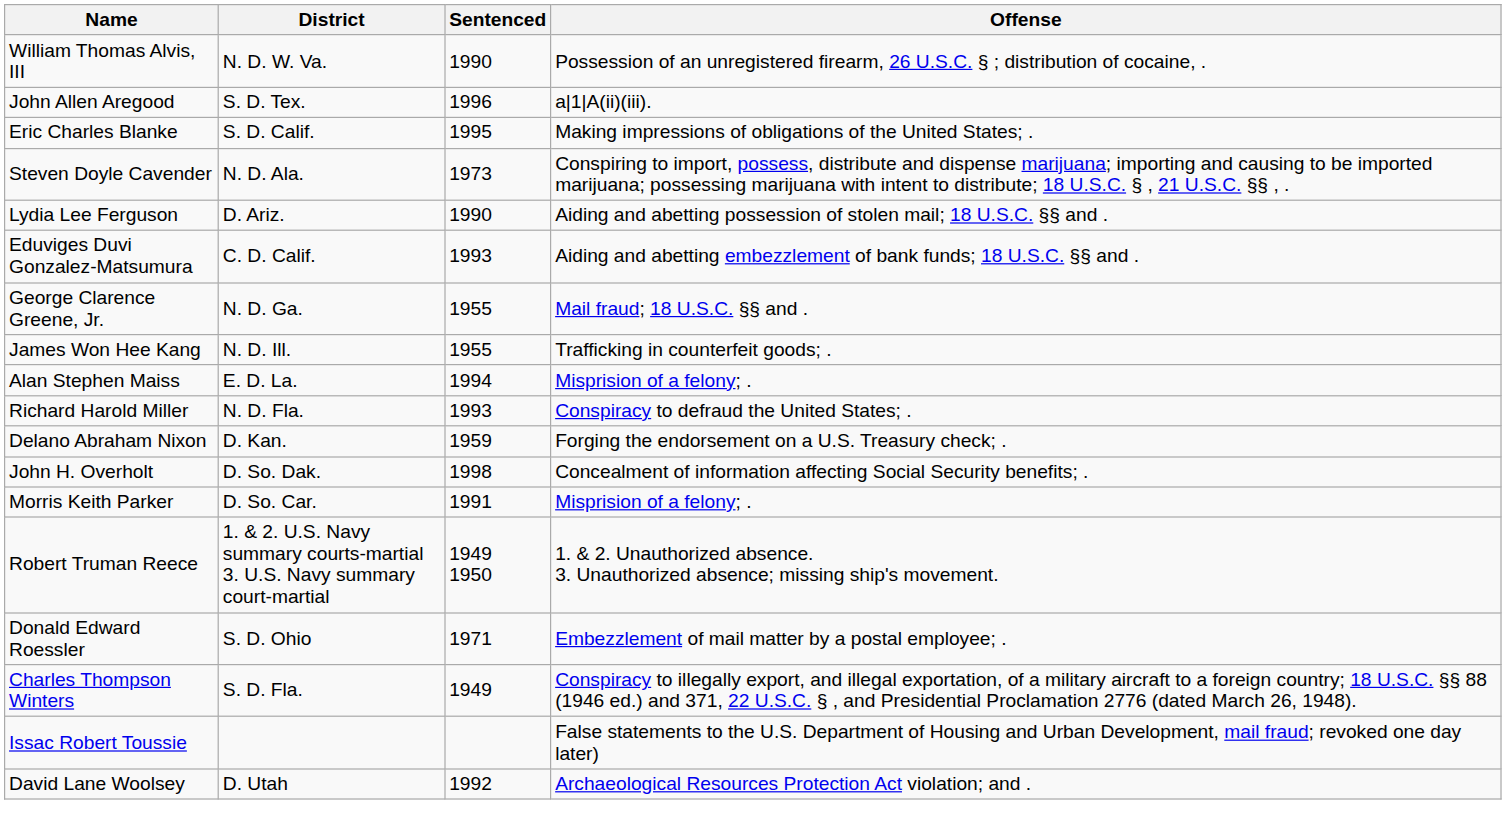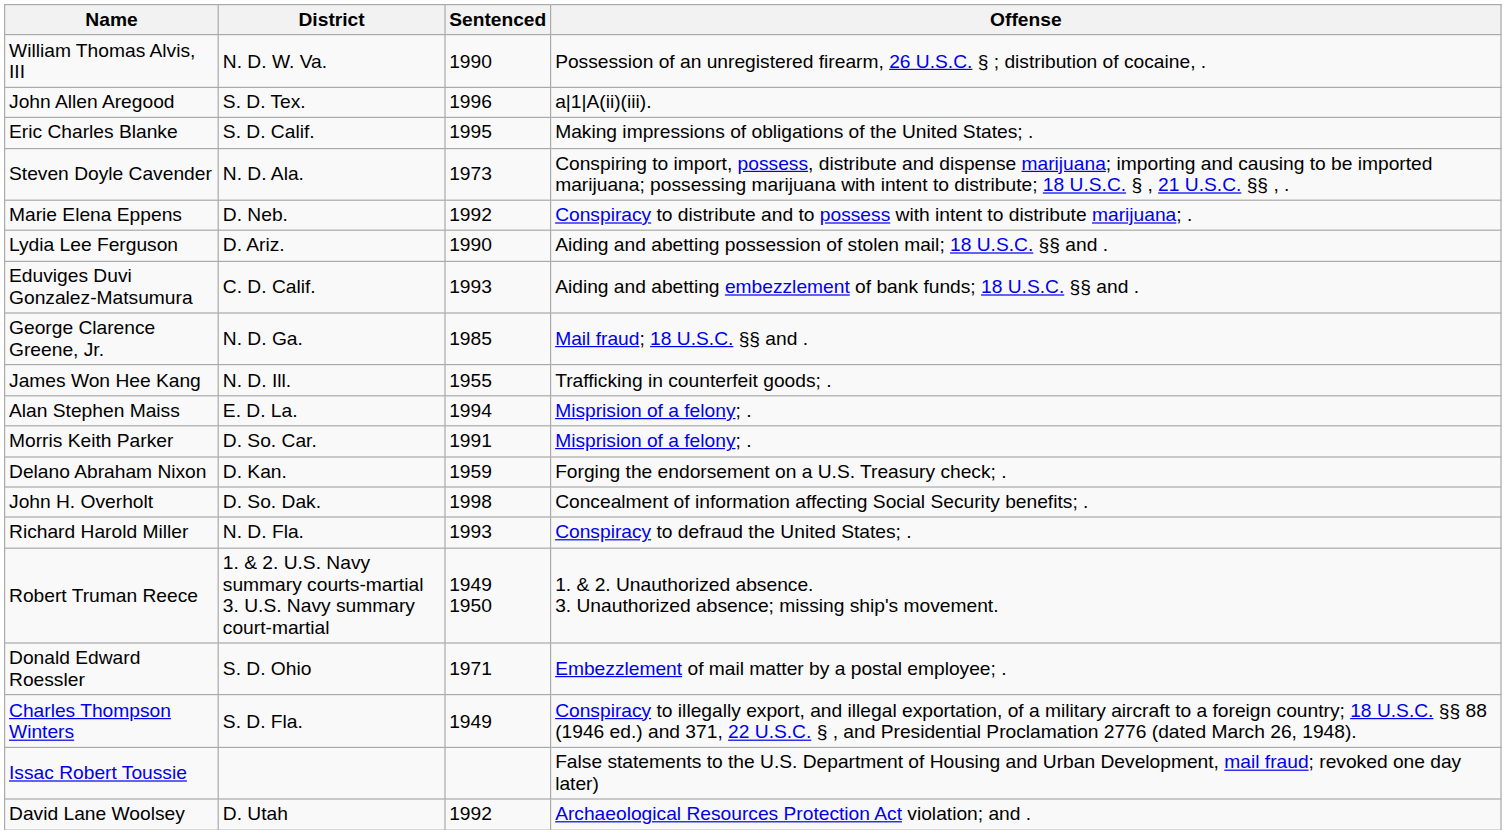+ row: (95, 215)
(471, 308) 1955 -> (471, 338) 1985
rows swapped: (99, 410) <-> (91, 501)
